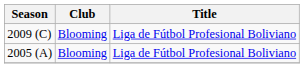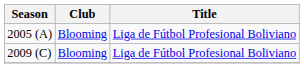rows swapped: (30, 53) <-> (29, 33)
